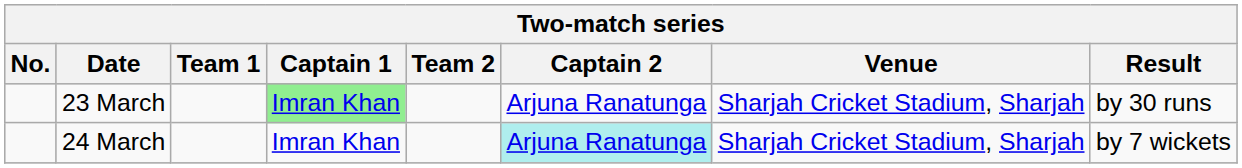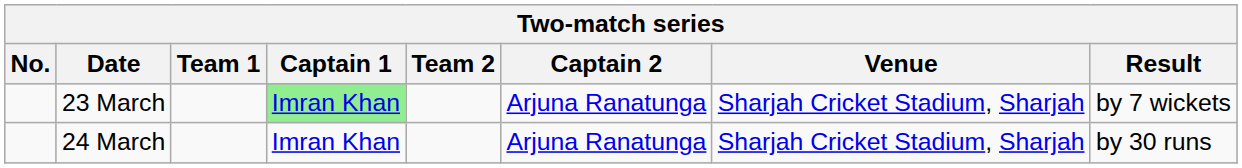(1154, 102) by 30 runs -> (1163, 102) by 7 wickets
(606, 142) paleturquoise background -> (606, 142) no background
(1163, 142) by 7 wickets -> (1154, 142) by 30 runs
